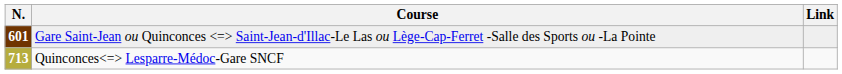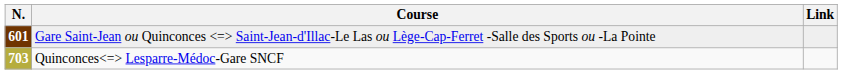(18, 58) 713 -> (18, 58) 703
